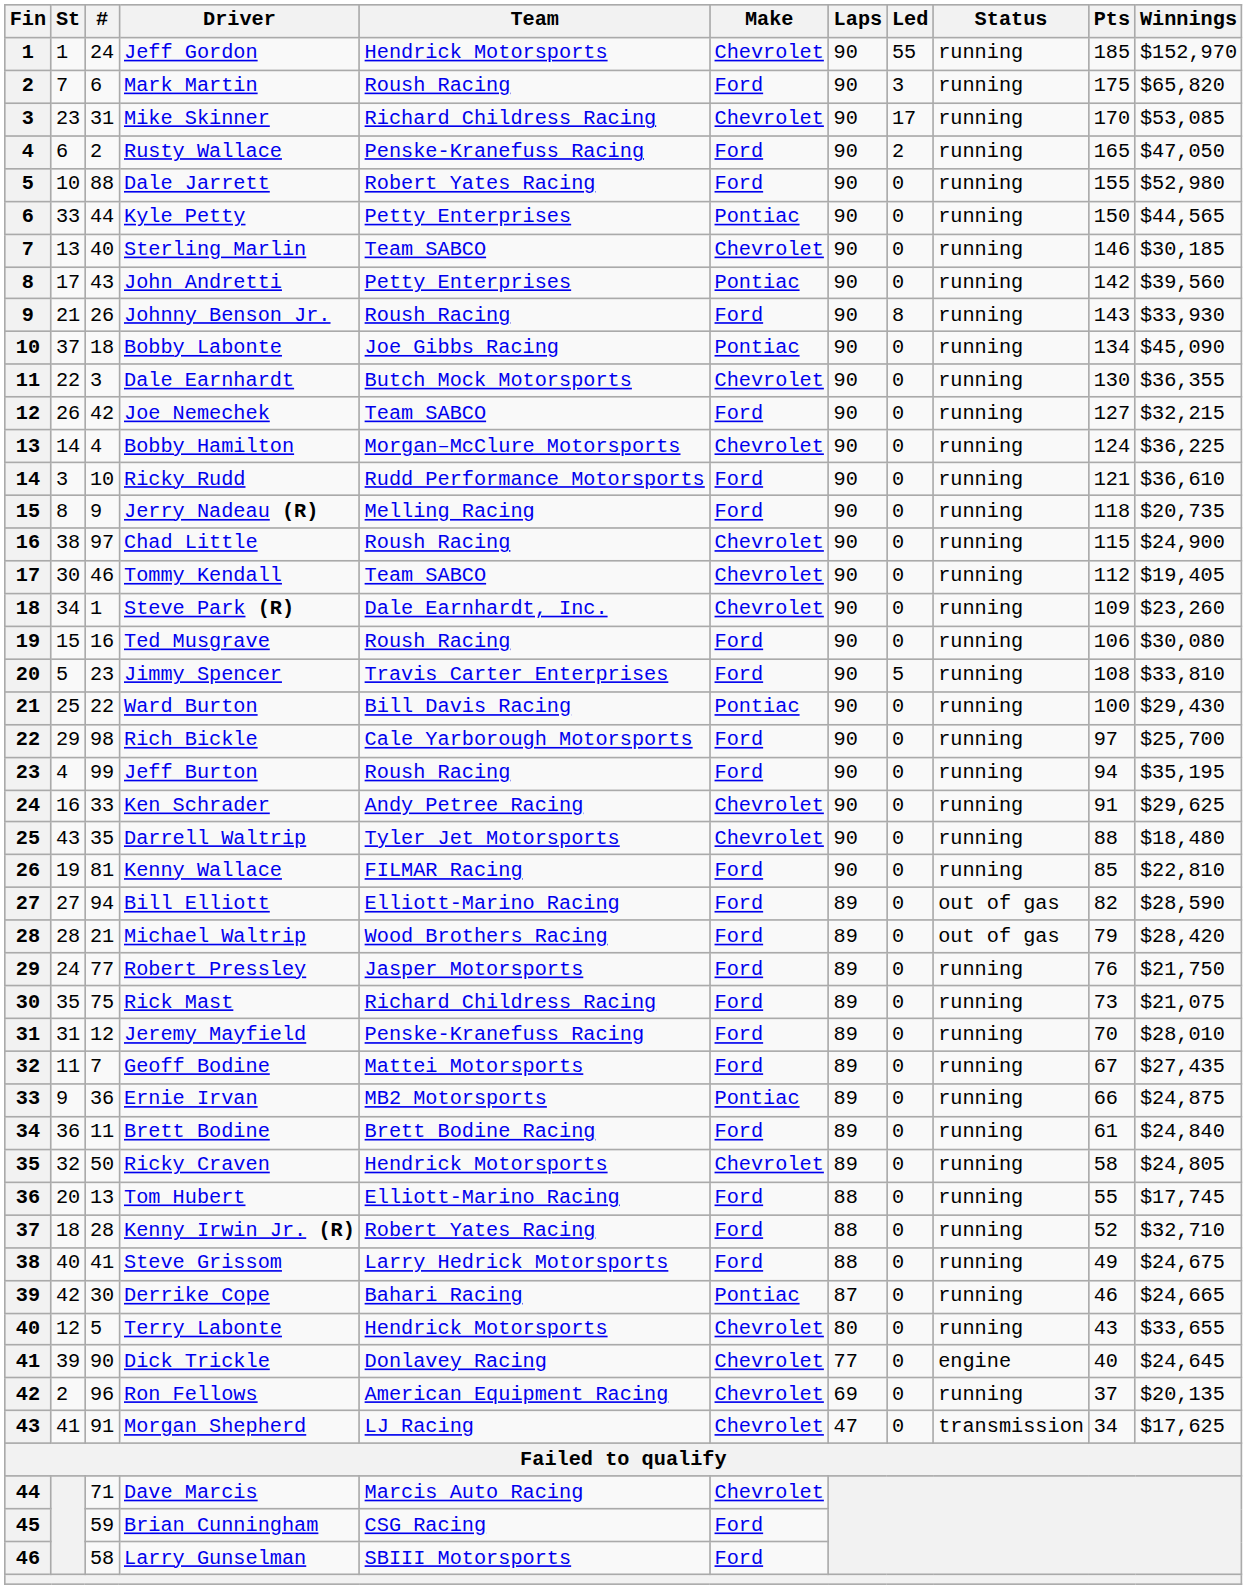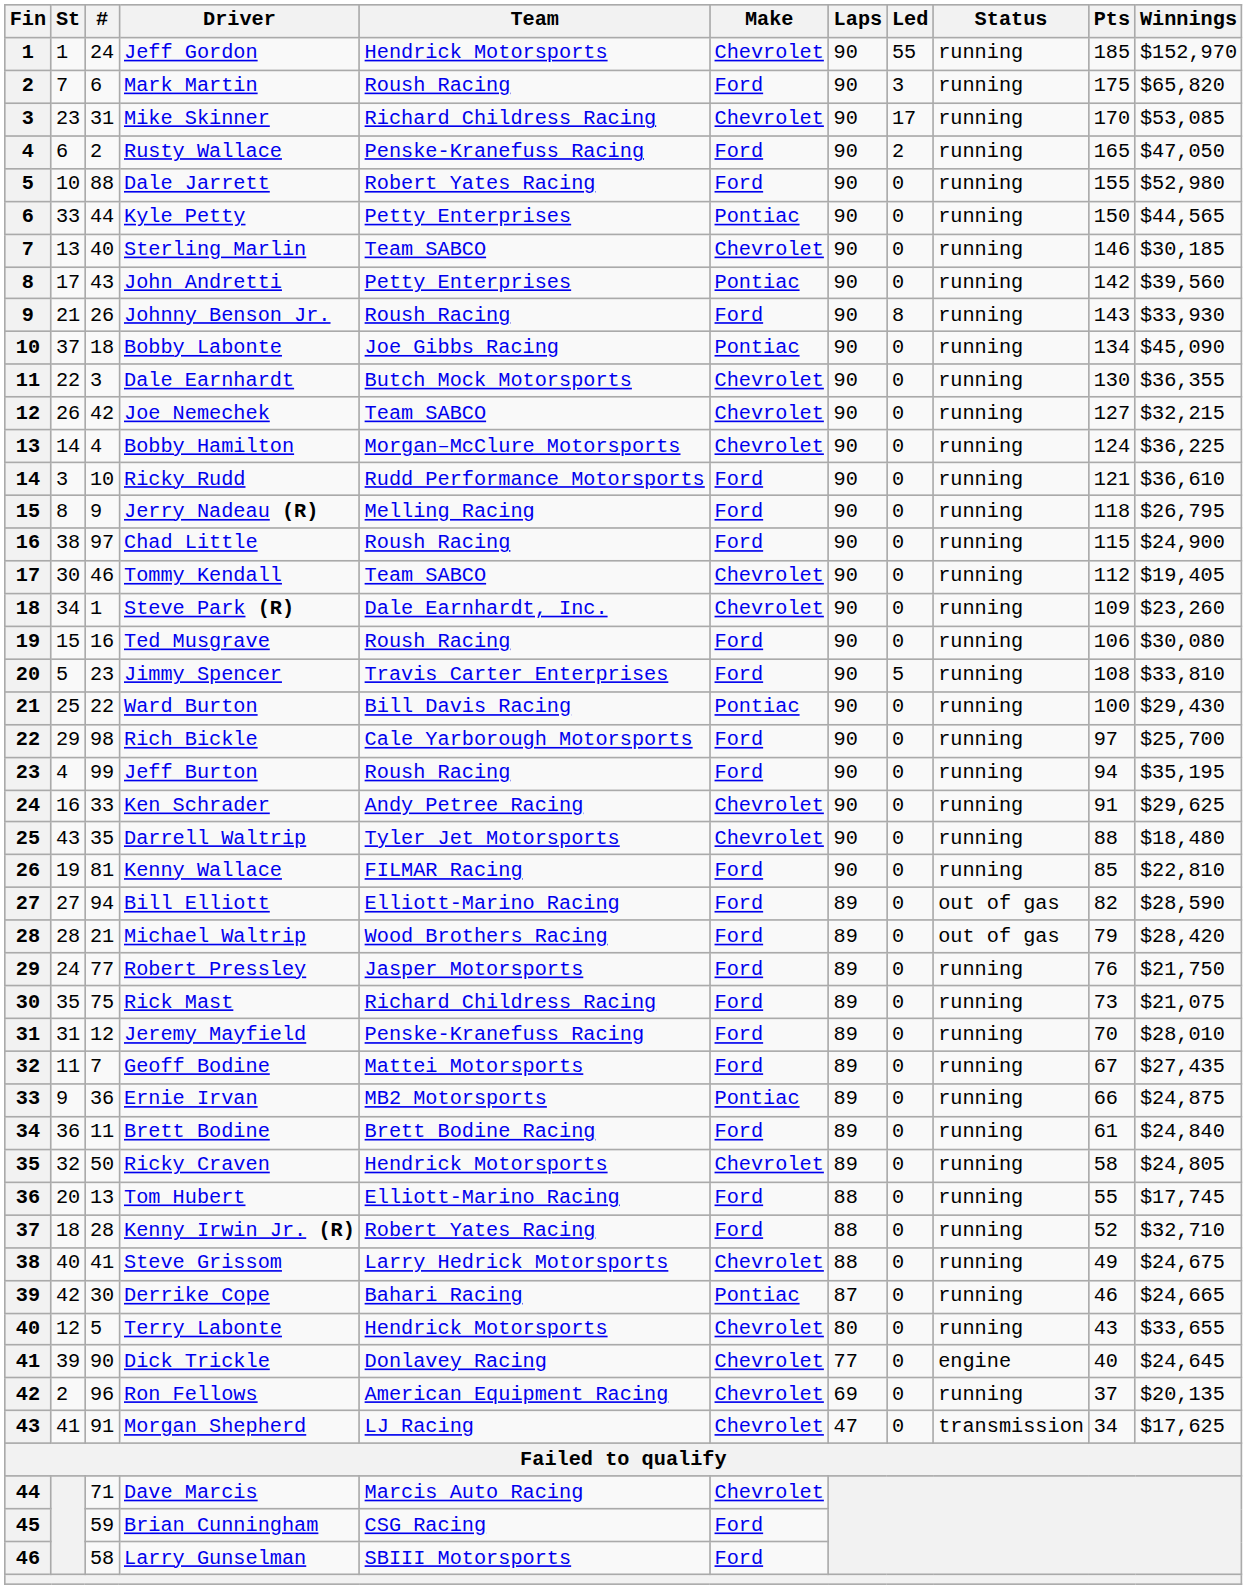(739, 414) Ford -> (769, 414) Chevrolet
(1182, 512) $20,735 -> (1182, 512) $26,795
(769, 545) Chevrolet -> (739, 545) Ford
(739, 1264) Ford -> (769, 1264) Chevrolet
